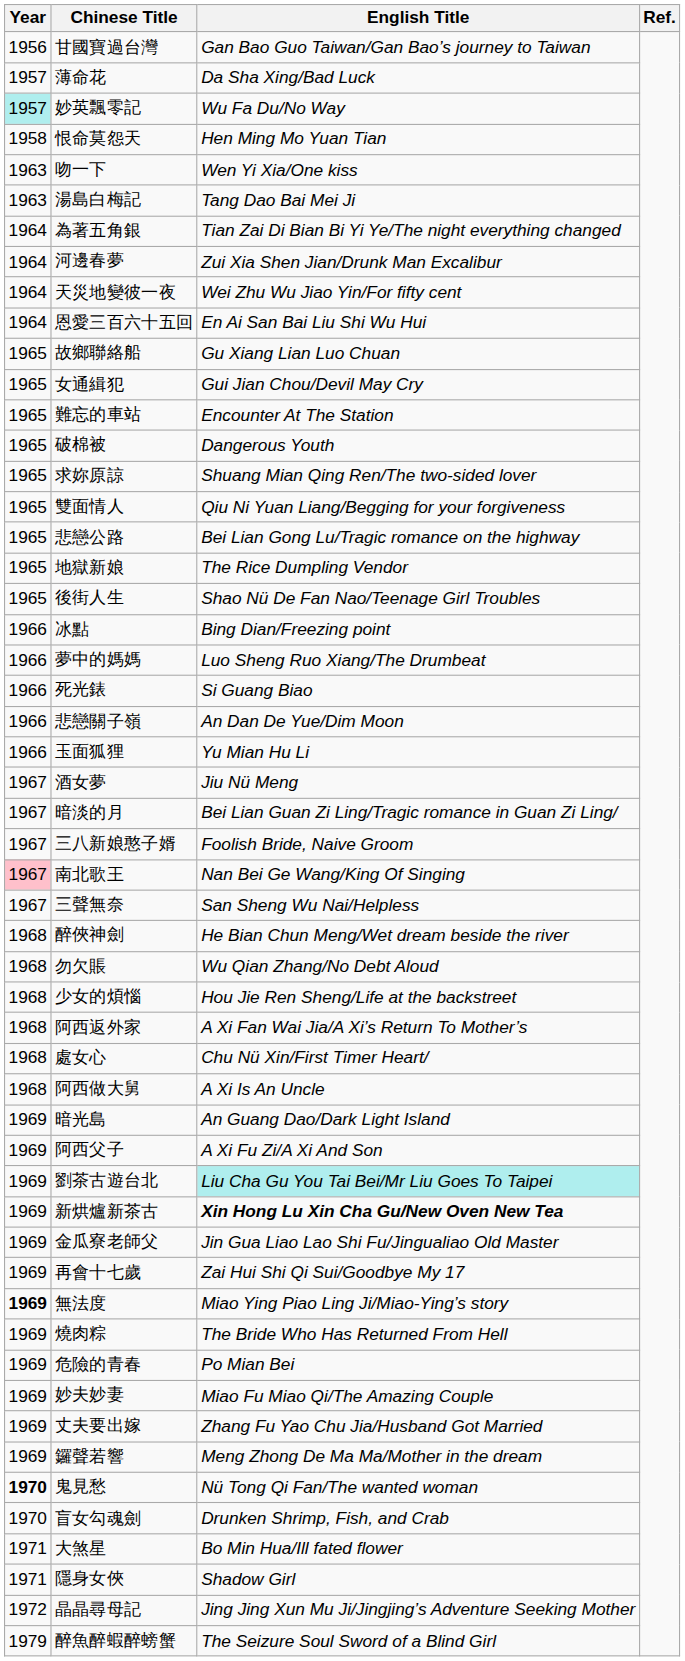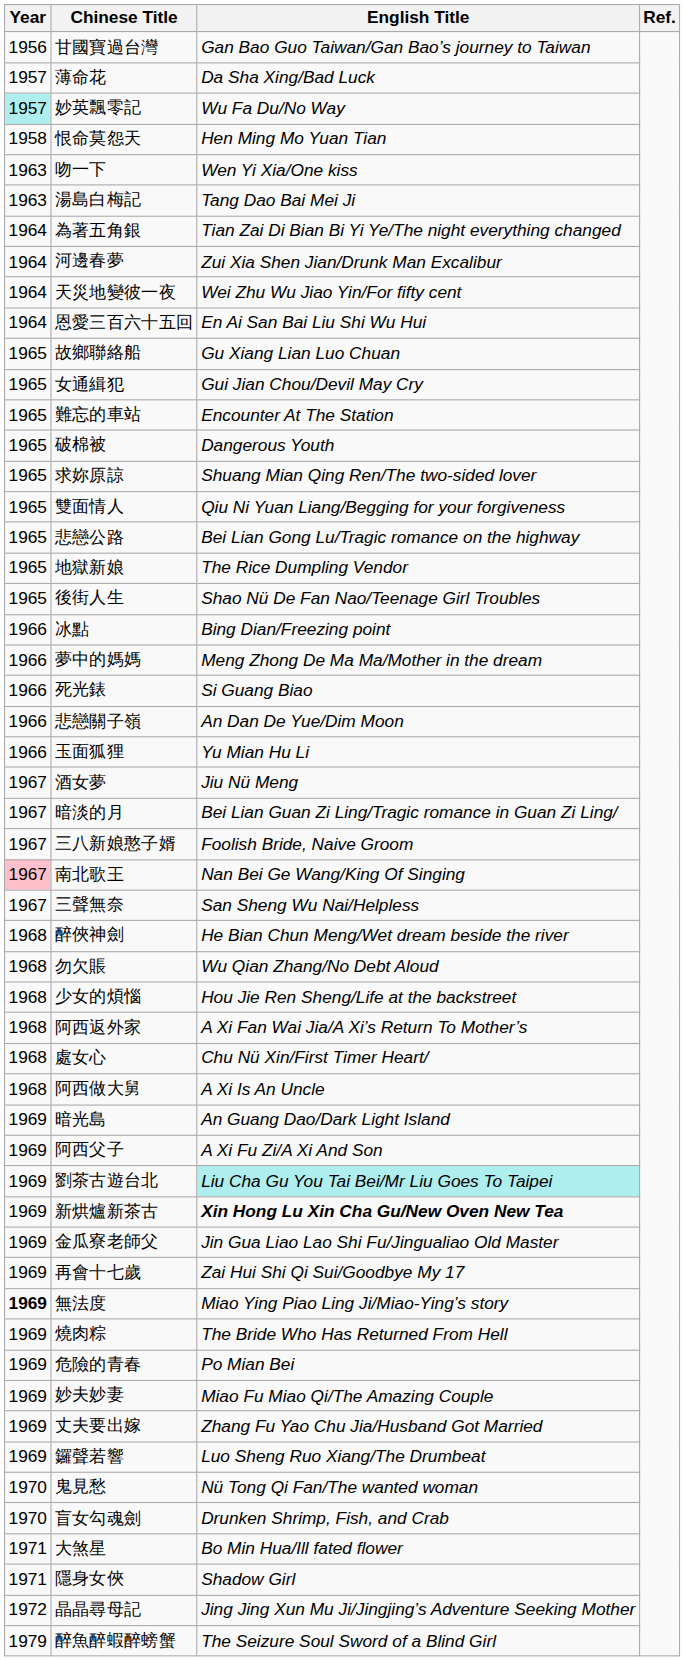(343, 660) Luo Sheng Ruo Xiang/The Drumbeat -> (372, 660) Meng Zhong De Ma Ma/Mother in the dream
(372, 1456) Meng Zhong De Ma Ma/Mother in the dream -> (343, 1456) Luo Sheng Ruo Xiang/The Drumbeat
(28, 1487) bold -> (28, 1487) normal
